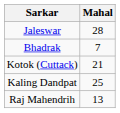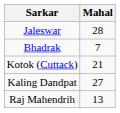(98, 82) 25 -> (98, 82) 27
